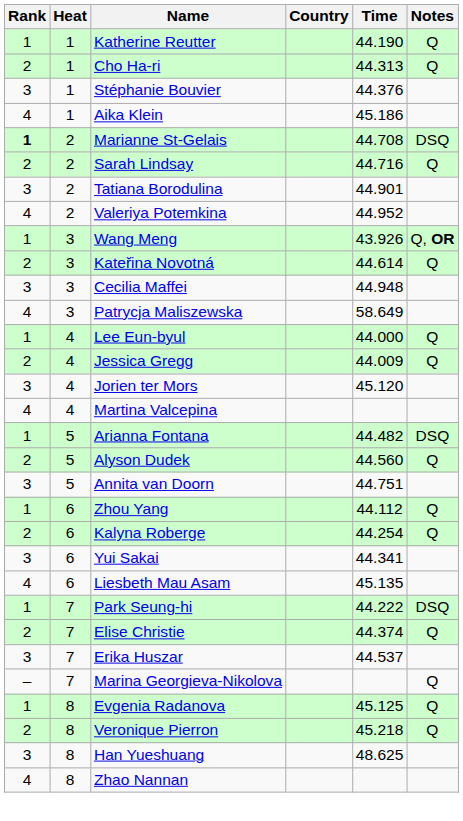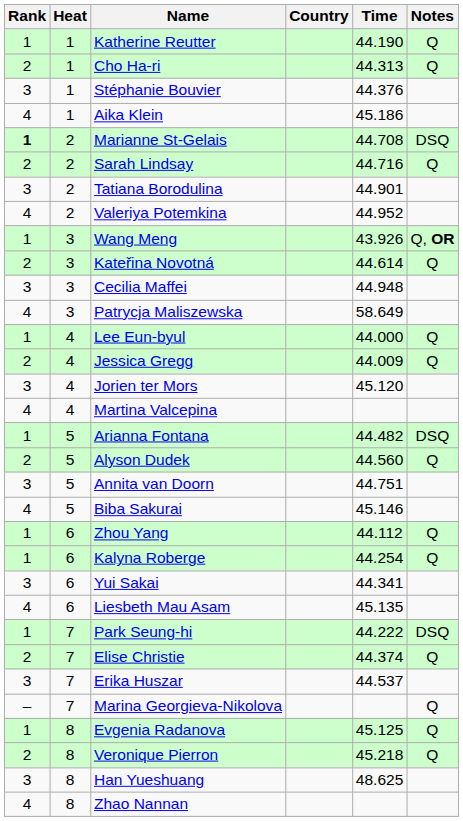+ row: (138, 509)
(27, 533) 2 -> (27, 558) 1
